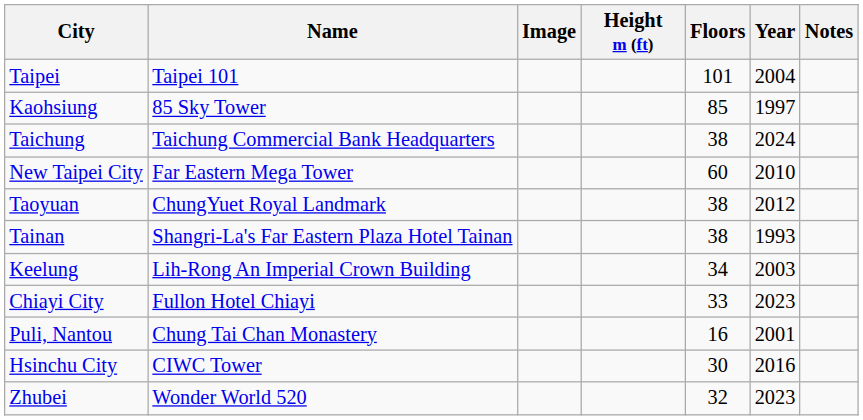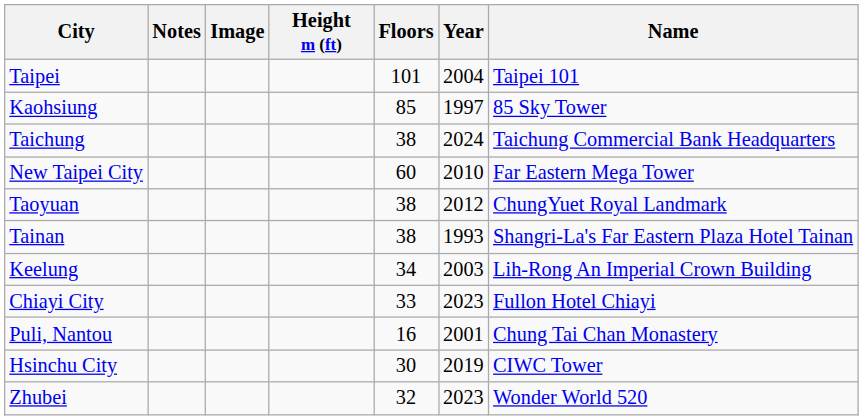columns swapped: (332, 32) <-> (829, 32)
(775, 365) 2016 -> (463, 365) 2019
